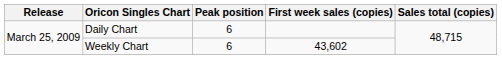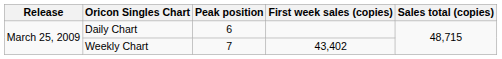(229, 46) 6 -> (229, 46) 7
(331, 46) 43,602 -> (331, 46) 43,402
